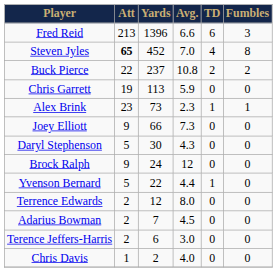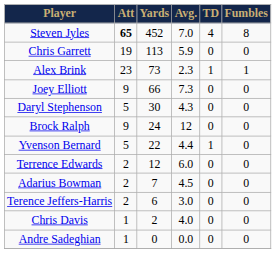- row: (60, 32)
- row: (60, 70)
(187, 201) 8.0 -> (186, 164) 6.0
+ row: (60, 239)
